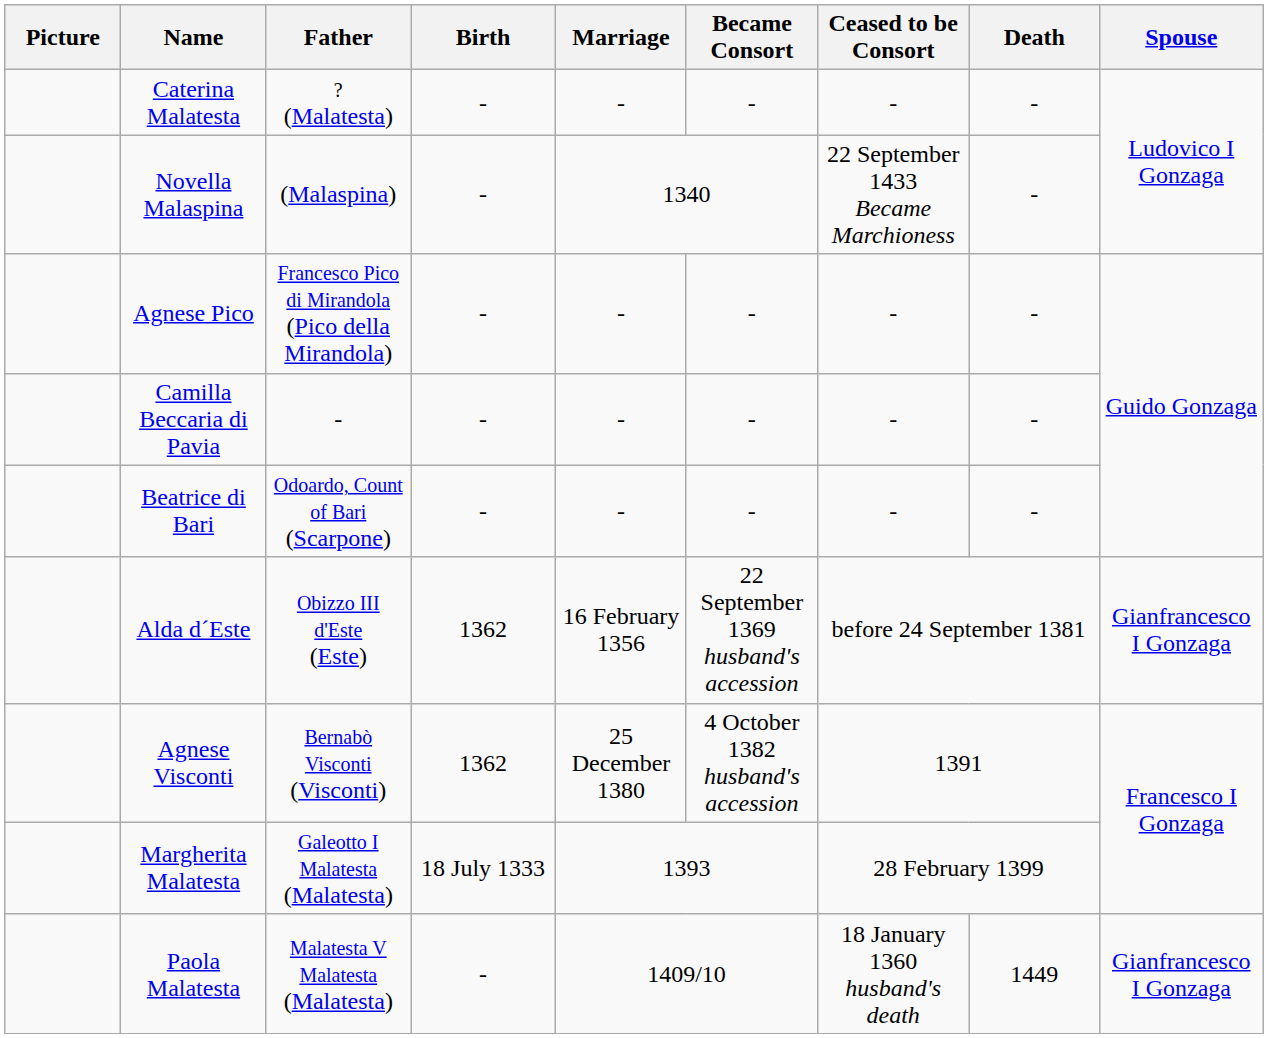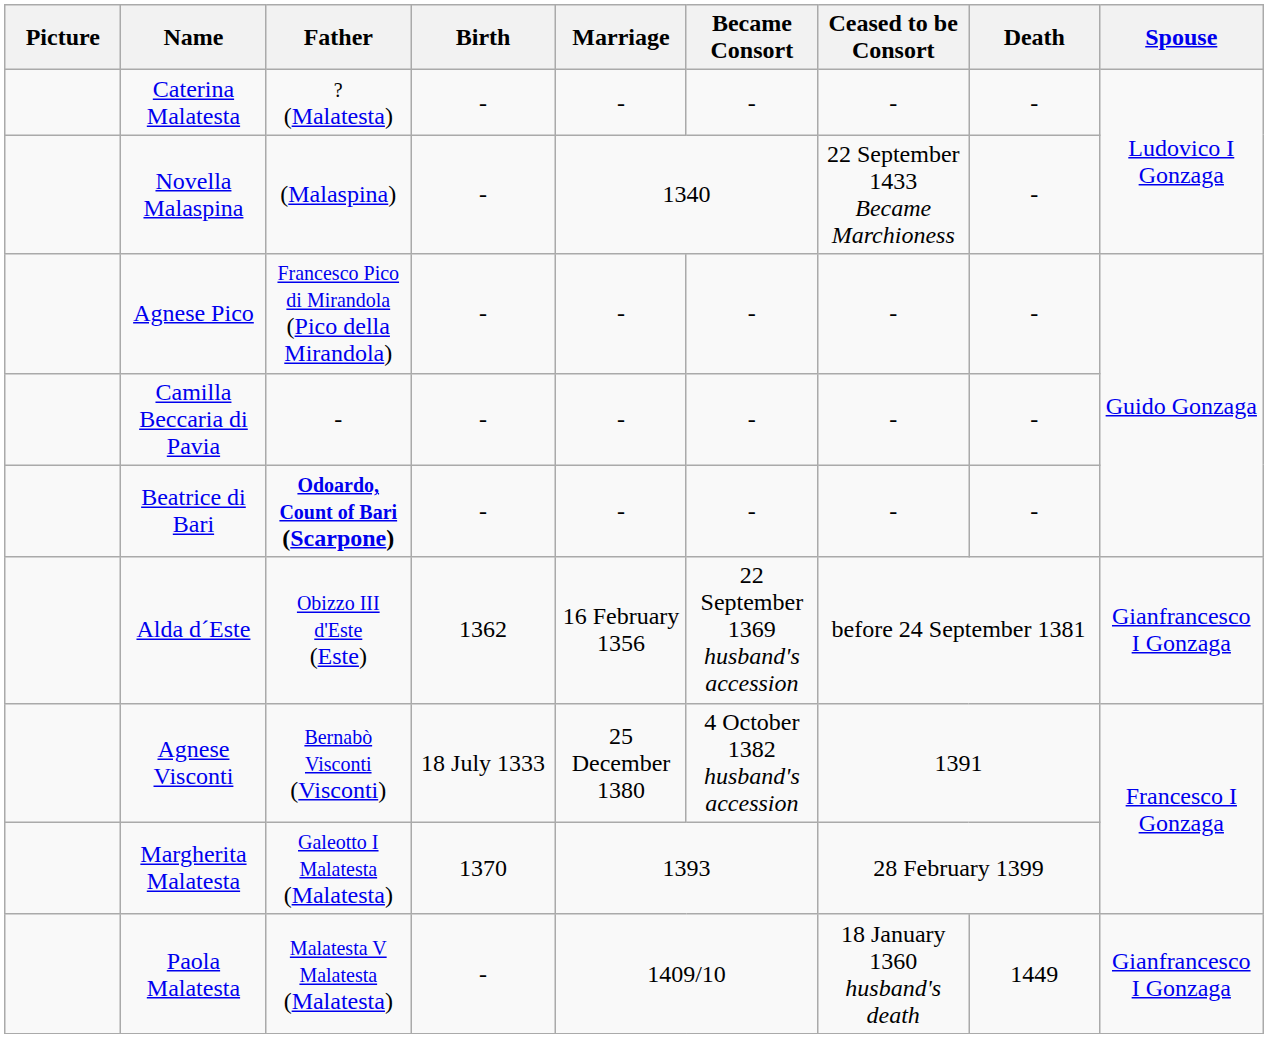(338, 512) normal -> (338, 510) bold
(483, 762) 1362 -> (483, 762) 18 July 1333
(483, 868) 18 July 1333 -> (483, 868) 1370
